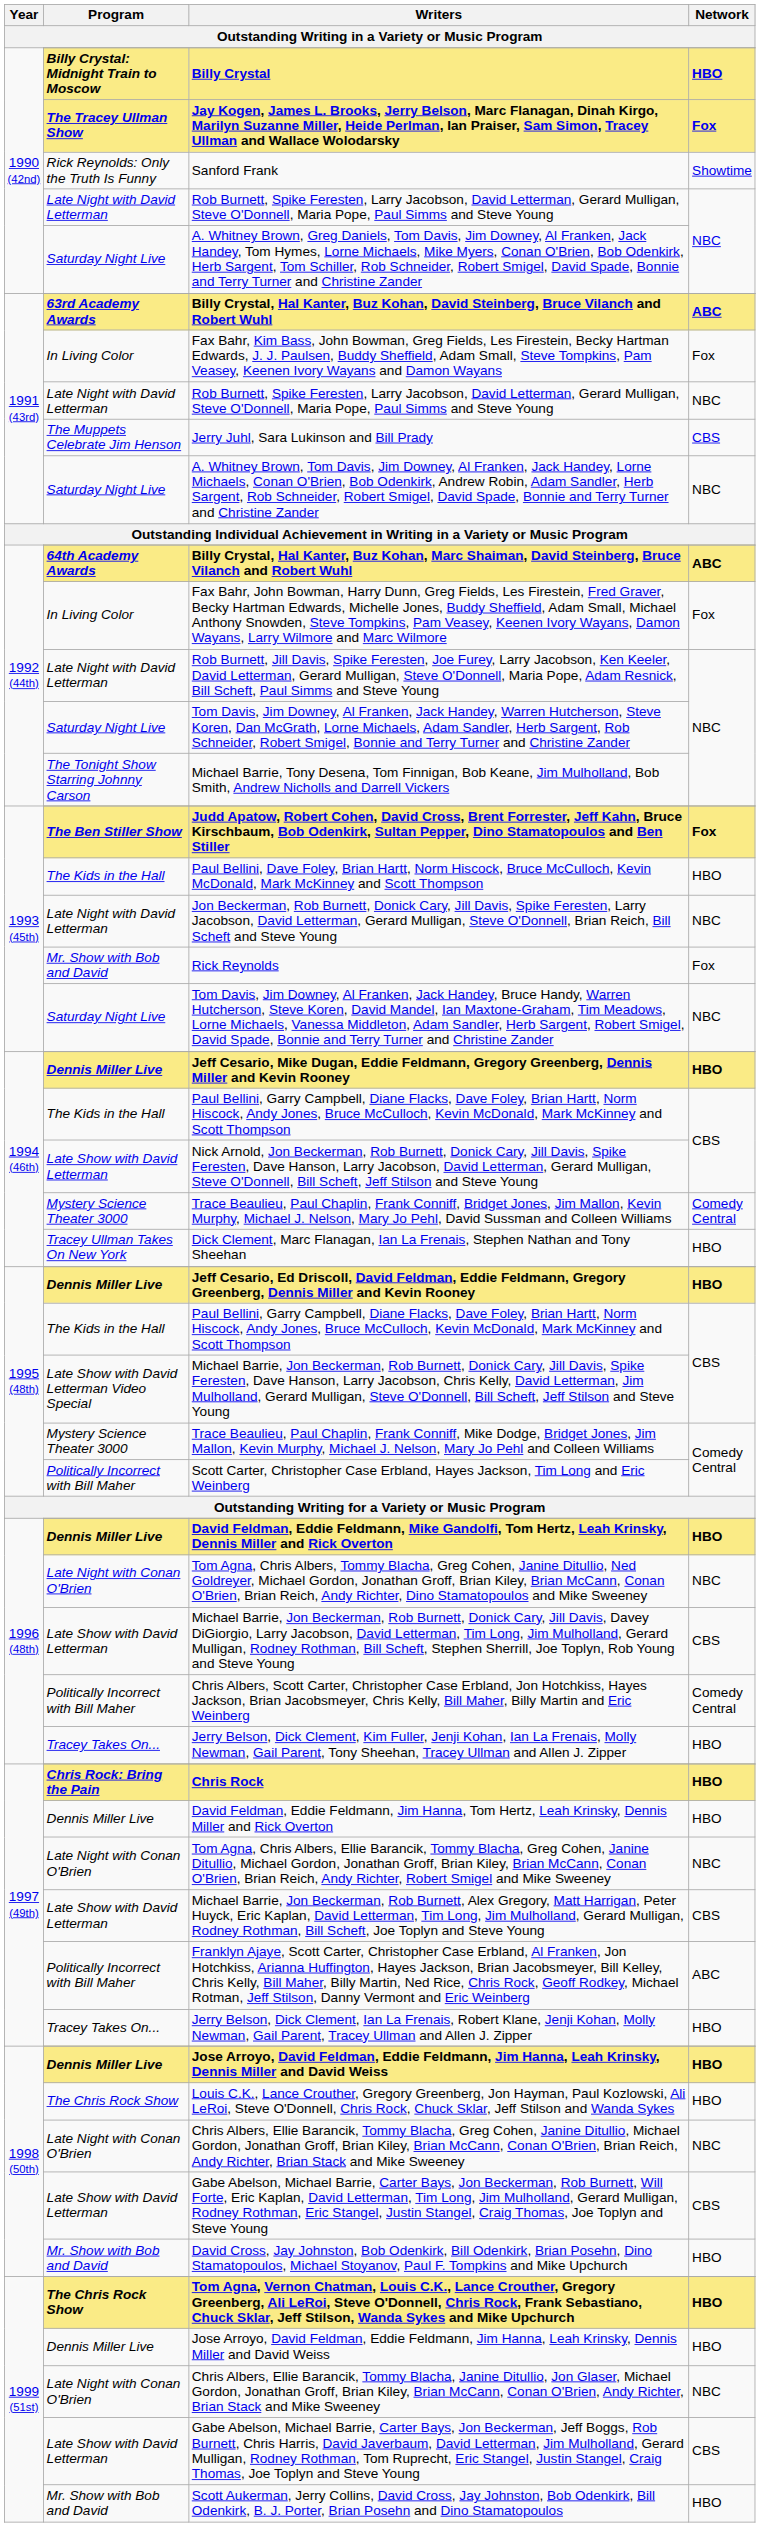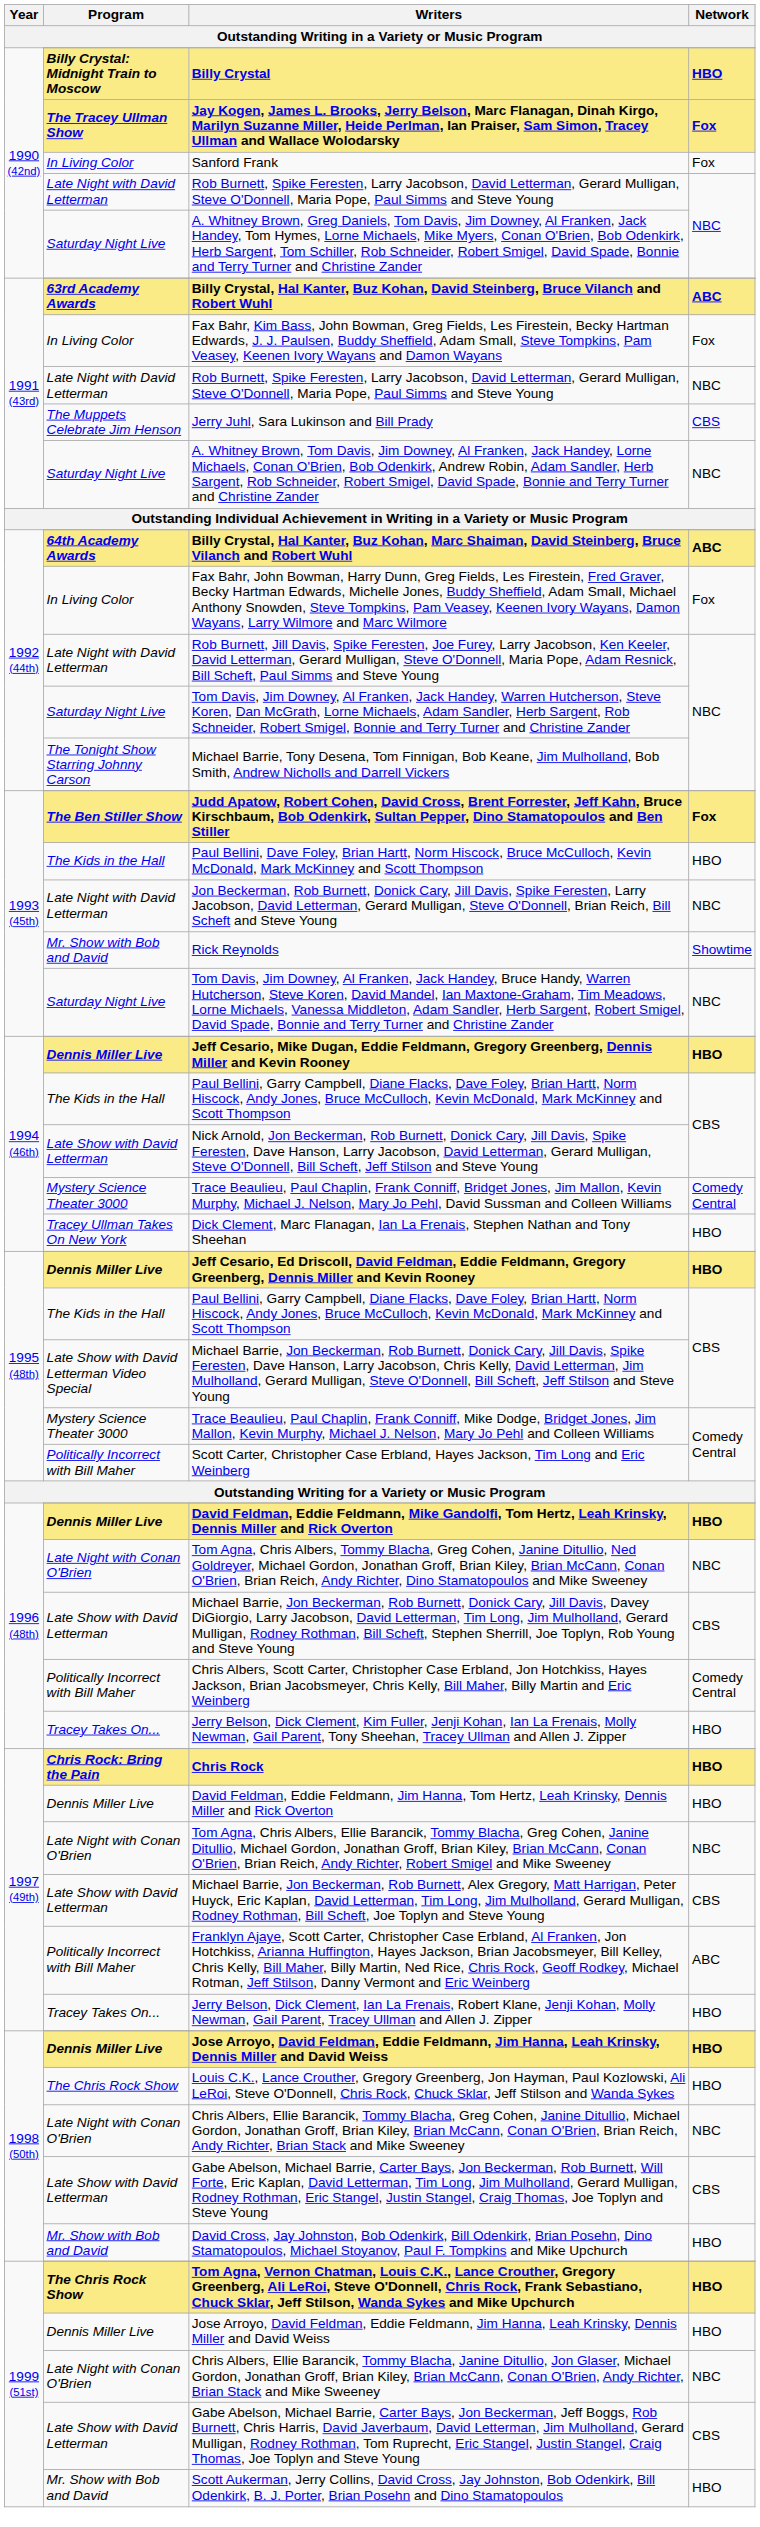(108, 170) Rick Reynolds: Only the Truth Is Funny -> (90, 162) In Living Color
(722, 170) Showtime -> (703, 162) Fox
(703, 965) Fox -> (722, 950) Showtime
